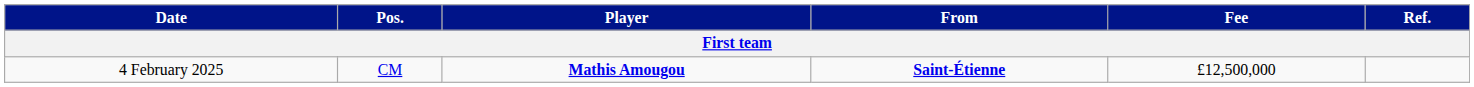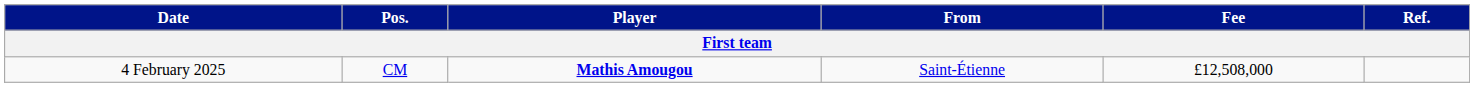(959, 69) bold -> (962, 69) normal
(1236, 69) £12,500,000 -> (1233, 69) £12,508,000
